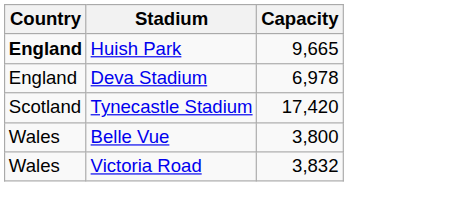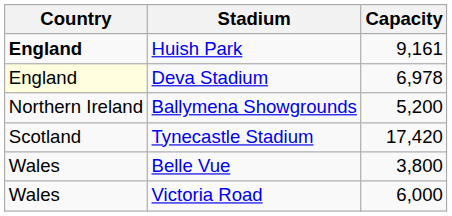(315, 48) 9,665 -> (420, 48) 9,161
(43, 78) no background -> (43, 78) lightyellow background
+ row: (254, 107)
(315, 166) 3,832 -> (420, 195) 6,000
